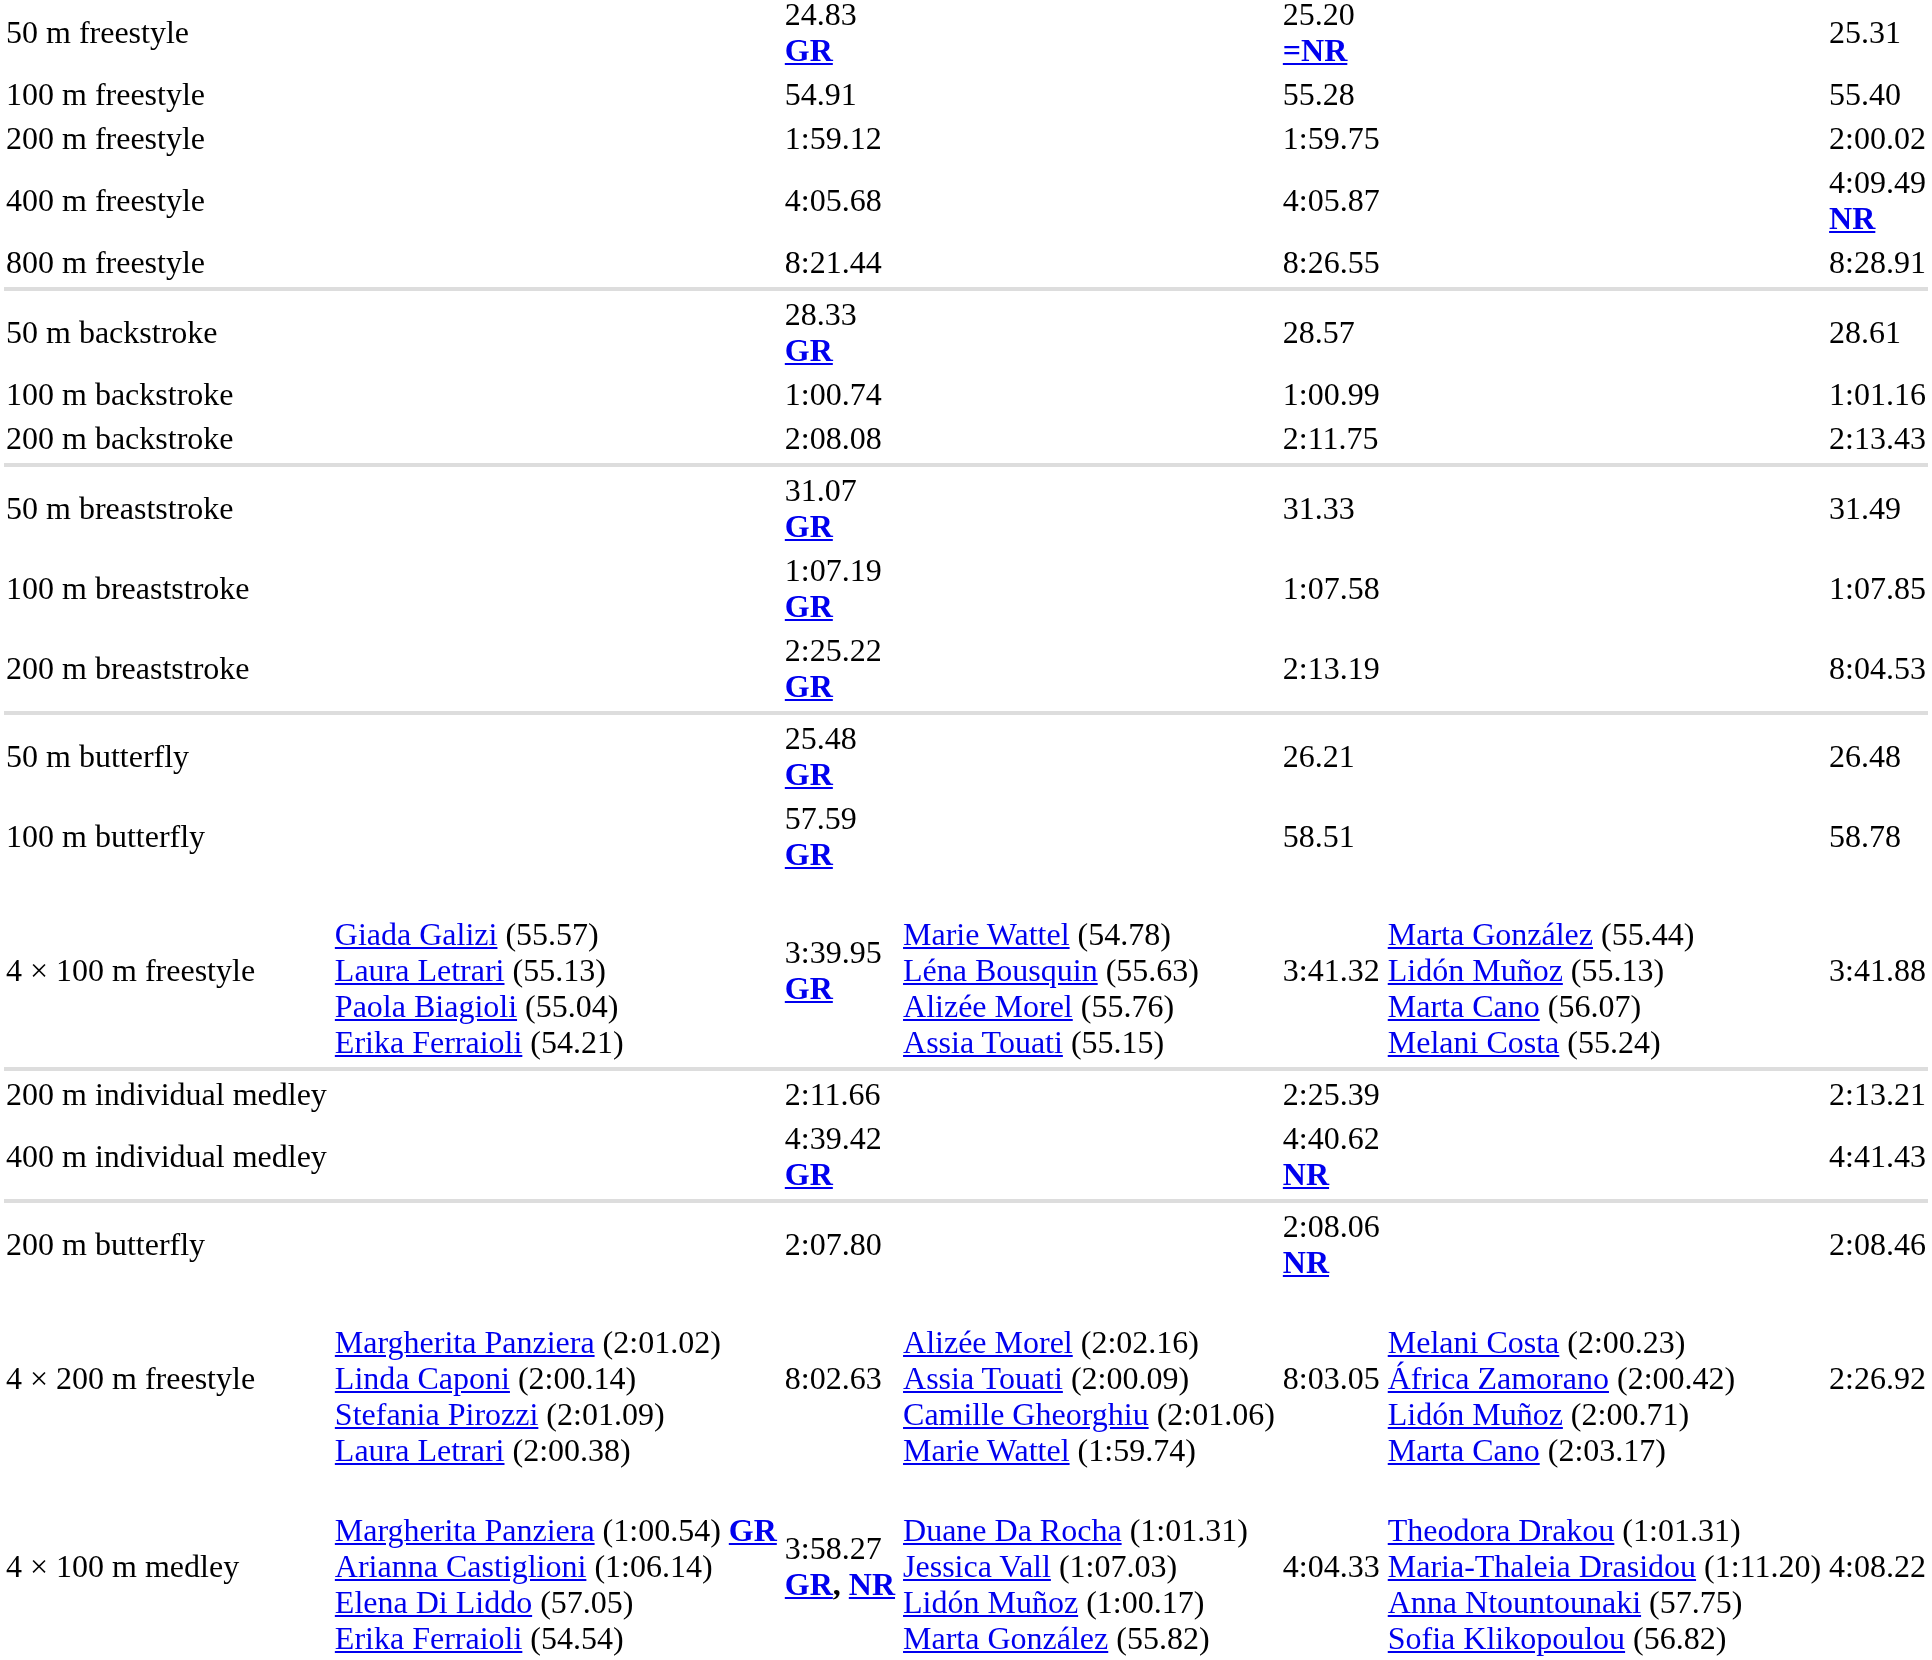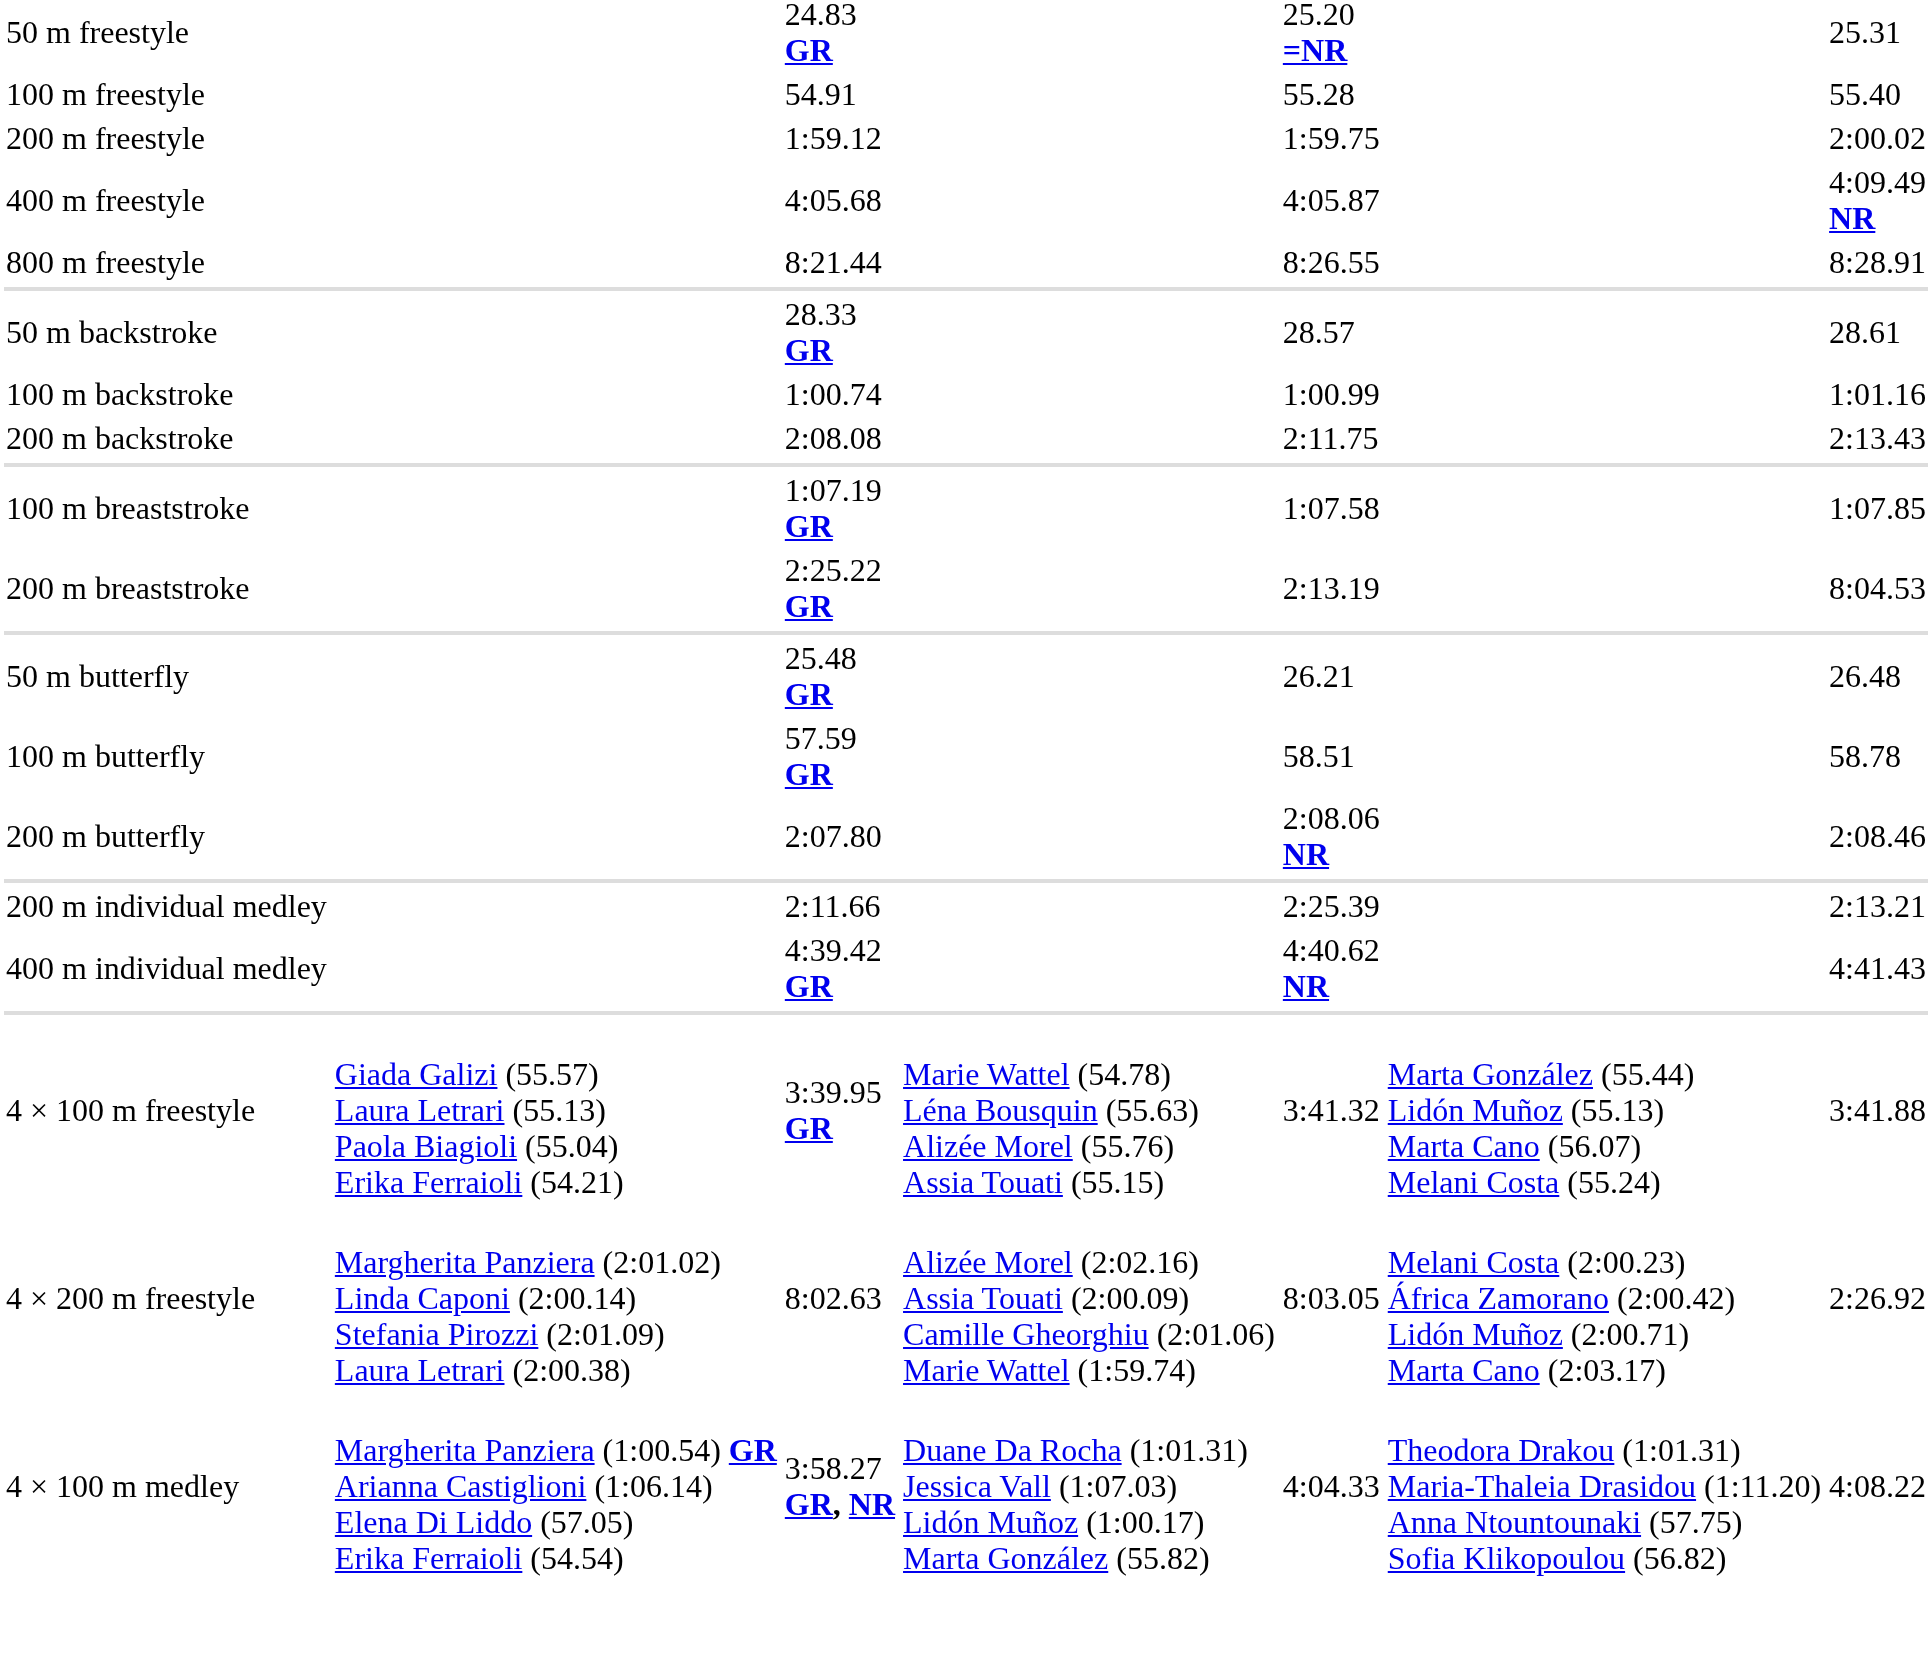- row: (120, 508)
rows swapped: (106, 1244) <-> (131, 970)
